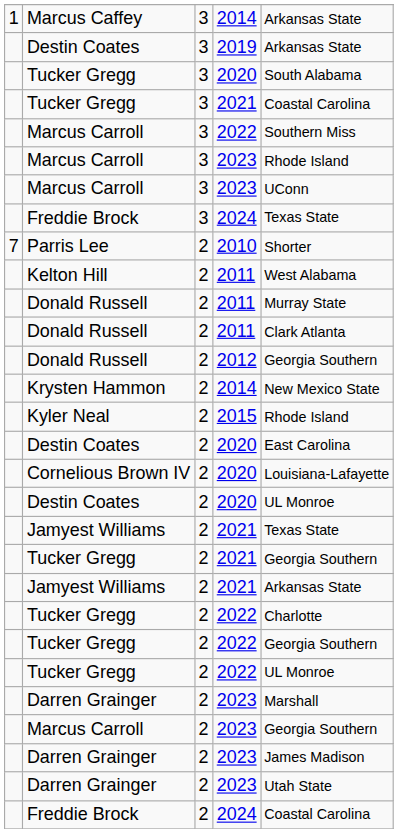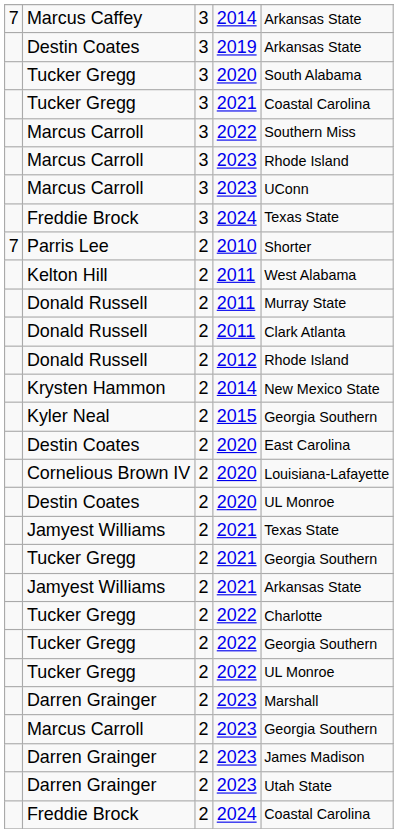(14, 18) 1 -> (14, 18) 7
(321, 360) Georgia Southern -> (306, 360) Rhode Island
(306, 417) Rhode Island -> (321, 417) Georgia Southern
